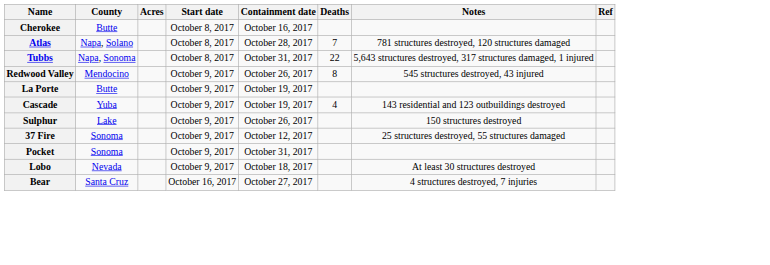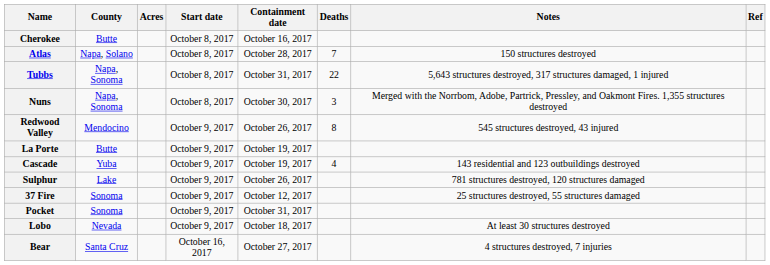(474, 43) 781 structures destroyed, 120 structures damaged -> (548, 54) 150 structures destroyed
+ row: (40, 101)
(474, 120) 150 structures destroyed -> (548, 179) 781 structures destroyed, 120 structures damaged
